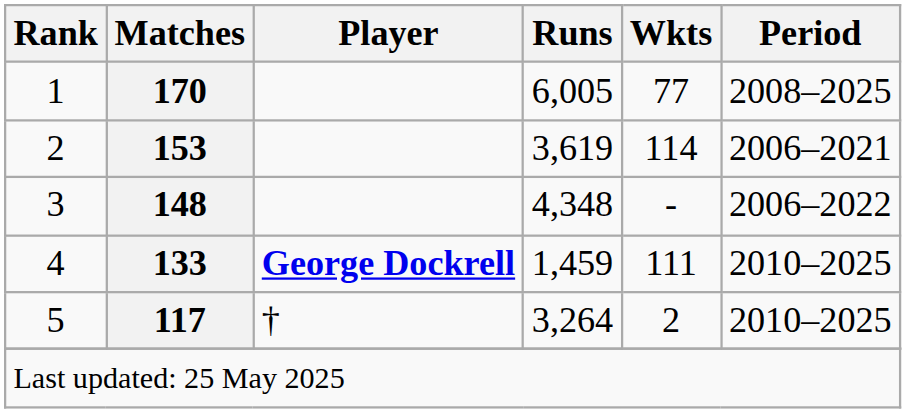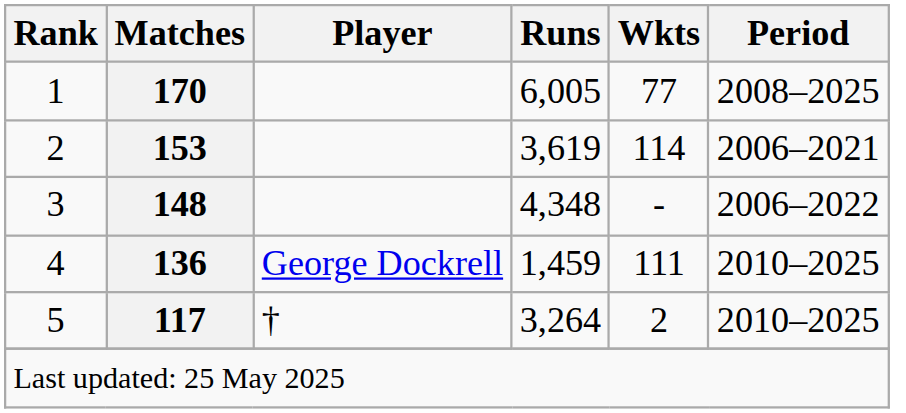(180, 262) 133 -> (180, 262) 136
(388, 262) bold -> (382, 262) normal
